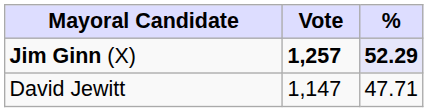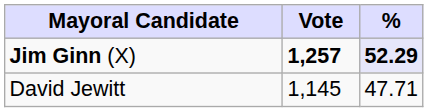(314, 89) 1,147 -> (314, 89) 1,145
